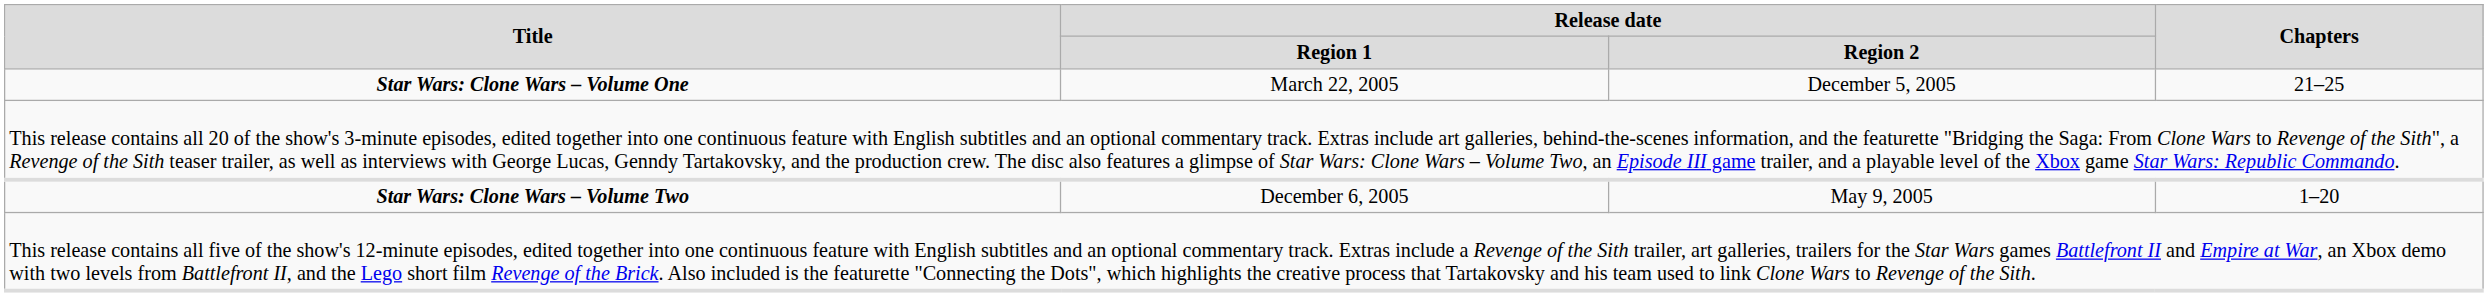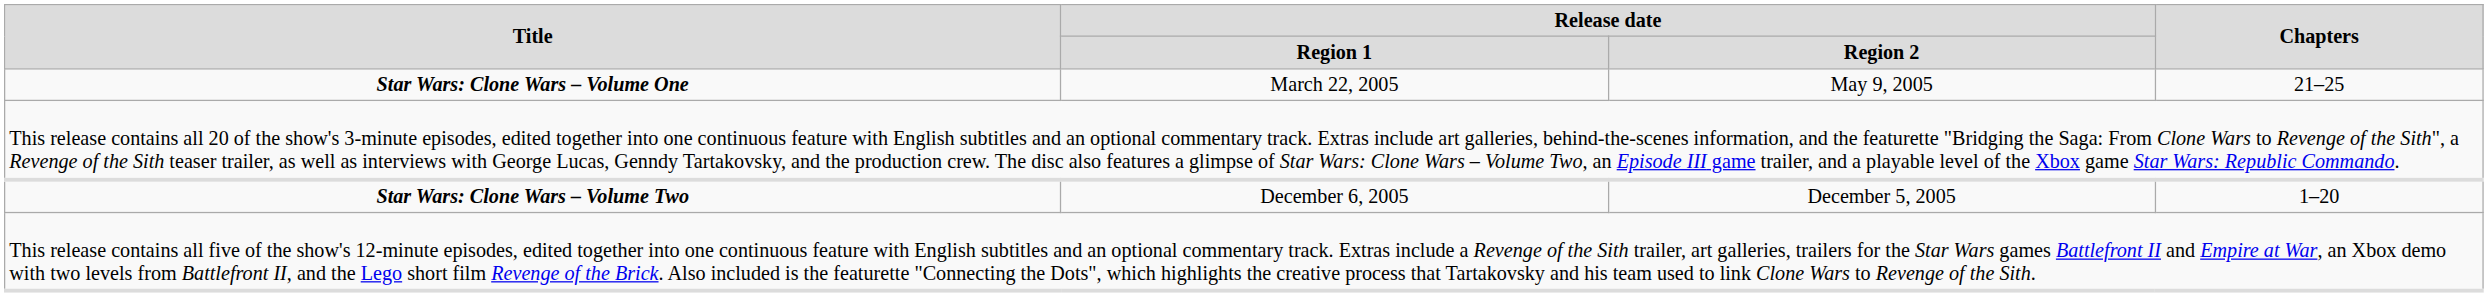(1882, 84) December 5, 2005 -> (1882, 84) May 9, 2005
(1882, 196) May 9, 2005 -> (1882, 196) December 5, 2005
